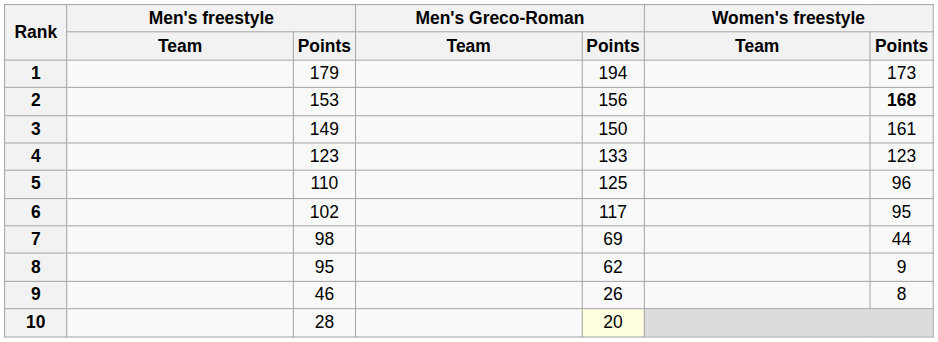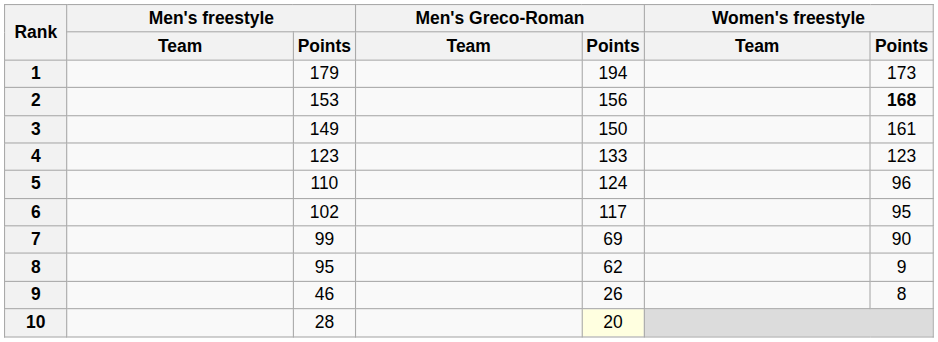(613, 184) 125 -> (613, 184) 124
(324, 239) 98 -> (324, 239) 99
(902, 239) 44 -> (902, 239) 90
